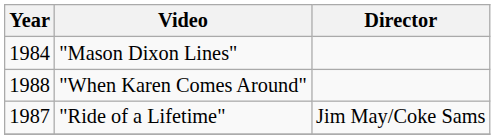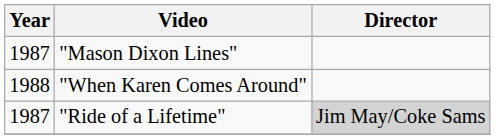(30, 52) 1984 -> (30, 52) 1987
(401, 117) no background -> (401, 117) lightgrey background
